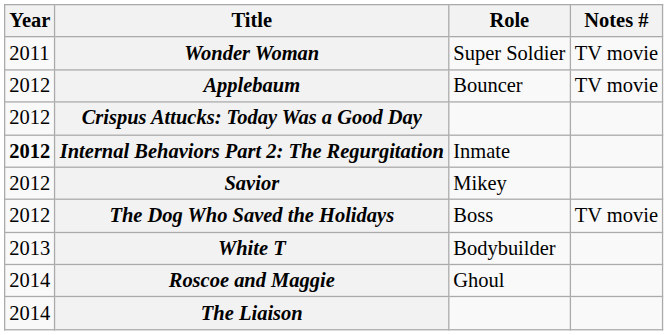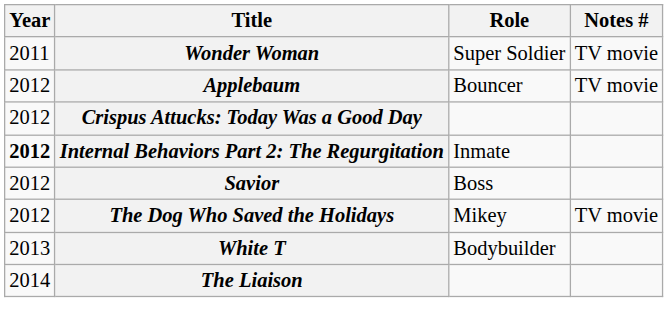(480, 183) Mikey -> (473, 183) Boss
(473, 215) Boss -> (480, 215) Mikey
- row: (252, 280)
